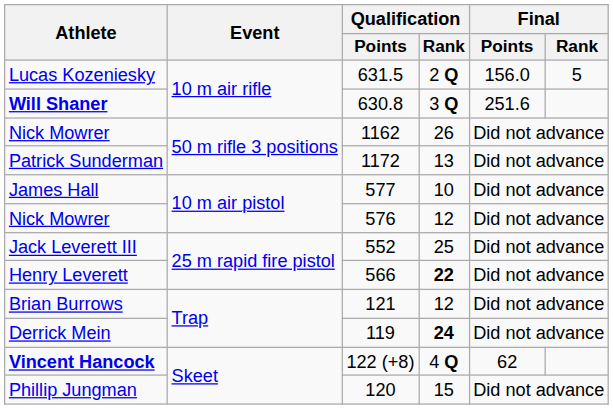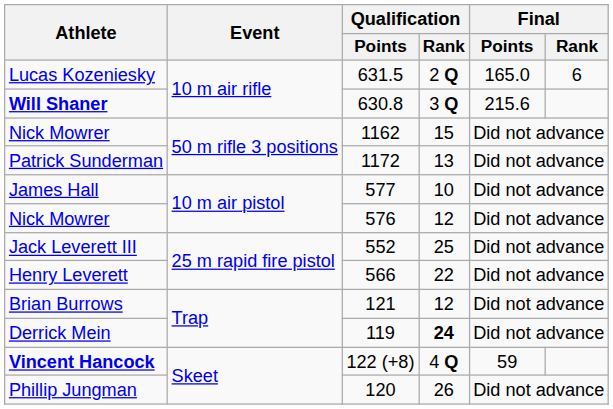(507, 75) 156.0 -> (507, 75) 165.0
(577, 75) 5 -> (577, 75) 6
(507, 104) 251.6 -> (507, 104) 215.6
(444, 132) 26 -> (444, 132) 15
(444, 276) bold -> (444, 276) normal
(507, 362) 62 -> (507, 362) 59
(444, 390) 15 -> (444, 390) 26
